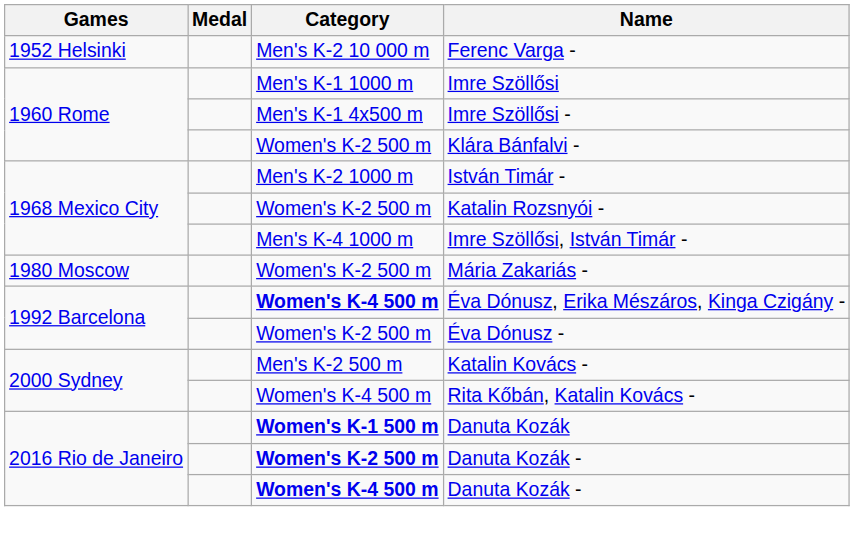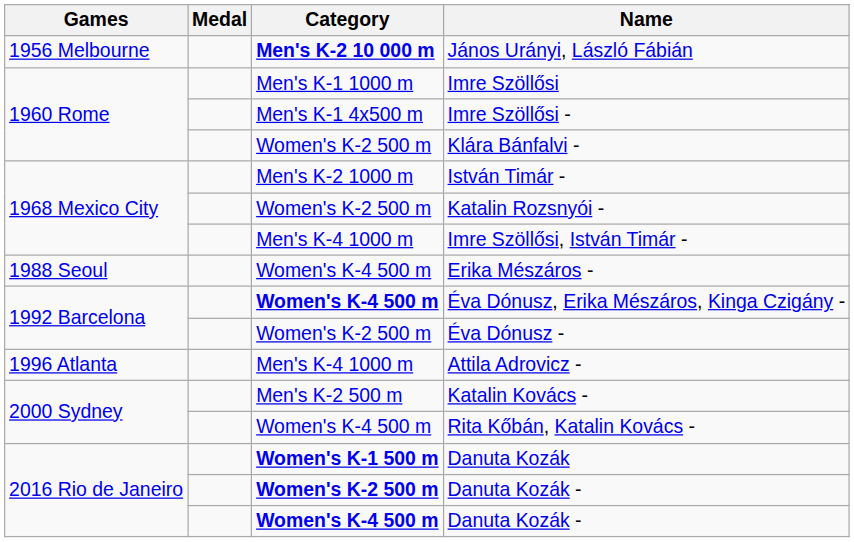- row: (343, 51)
+ row: (345, 51)
- row: (344, 270)
+ row: (344, 270)
+ row: (335, 364)
